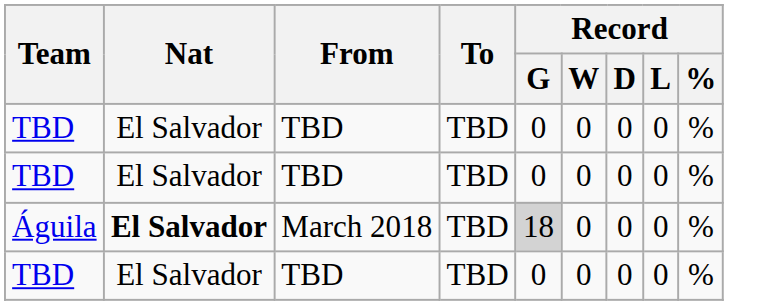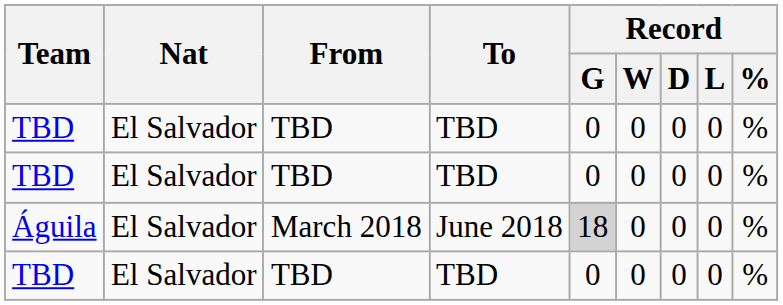(189, 226) bold -> (184, 226) normal
(478, 226) TBD -> (499, 226) June 2018
